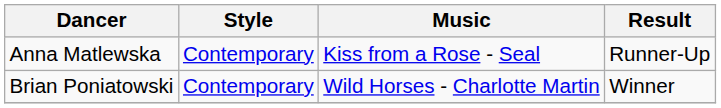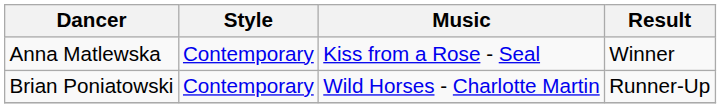(660, 53) Runner-Up -> (642, 53) Winner
(642, 86) Winner -> (660, 86) Runner-Up
